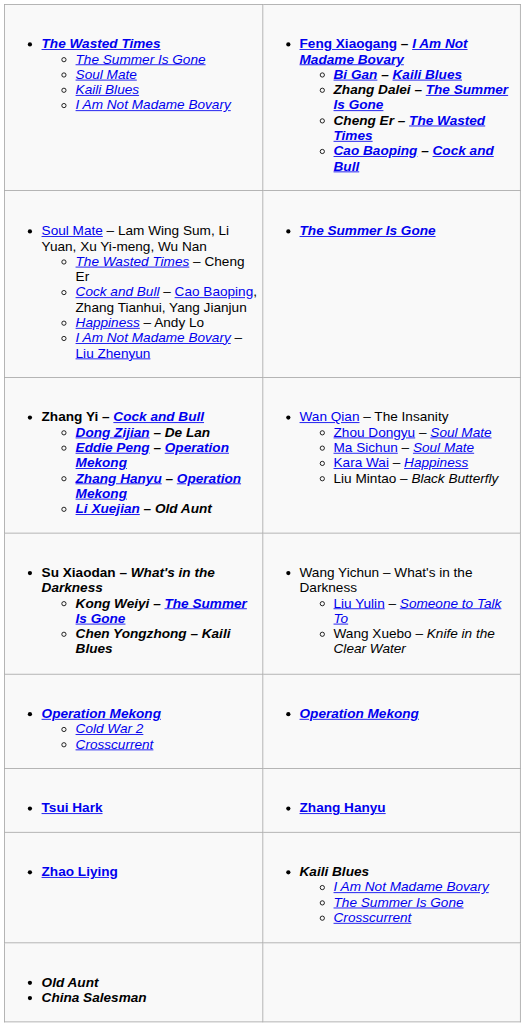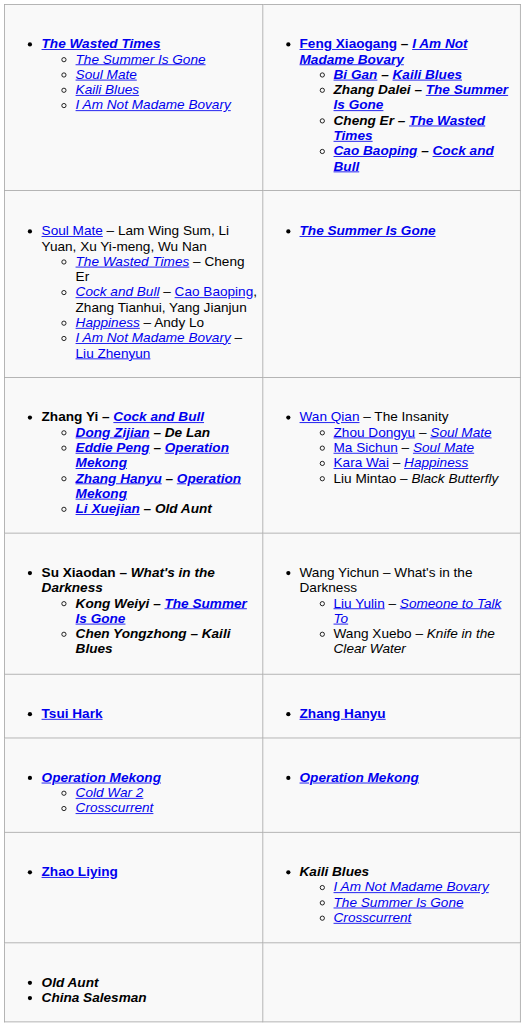rows swapped: (133, 729) <-> (133, 808)
